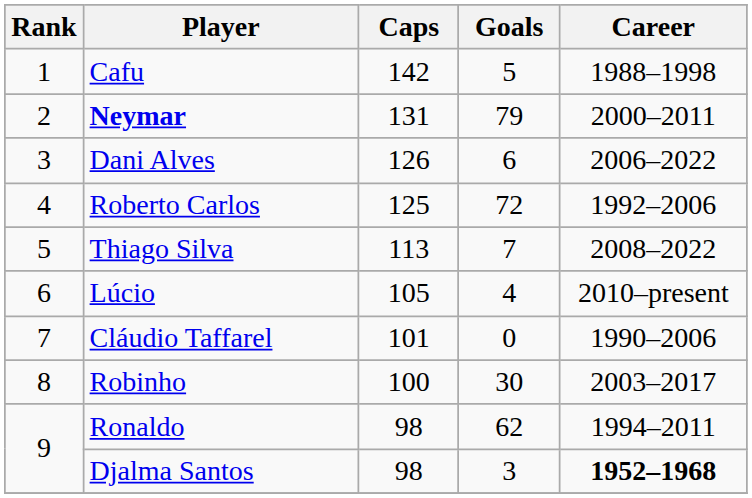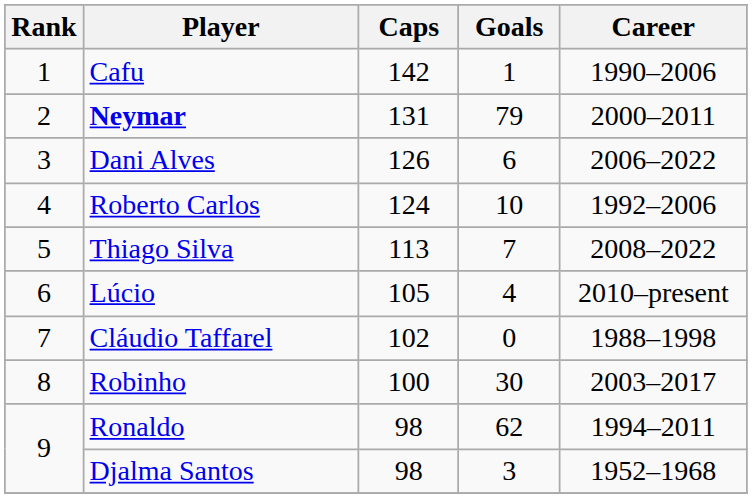(509, 71) 5 -> (509, 71) 1
(653, 71) 1988–1998 -> (653, 71) 1990–2006
(409, 204) 125 -> (409, 204) 124
(509, 204) 72 -> (509, 204) 10
(409, 337) 101 -> (409, 337) 102
(653, 337) 1990–2006 -> (653, 337) 1988–1998
(653, 470) bold -> (653, 470) normal
